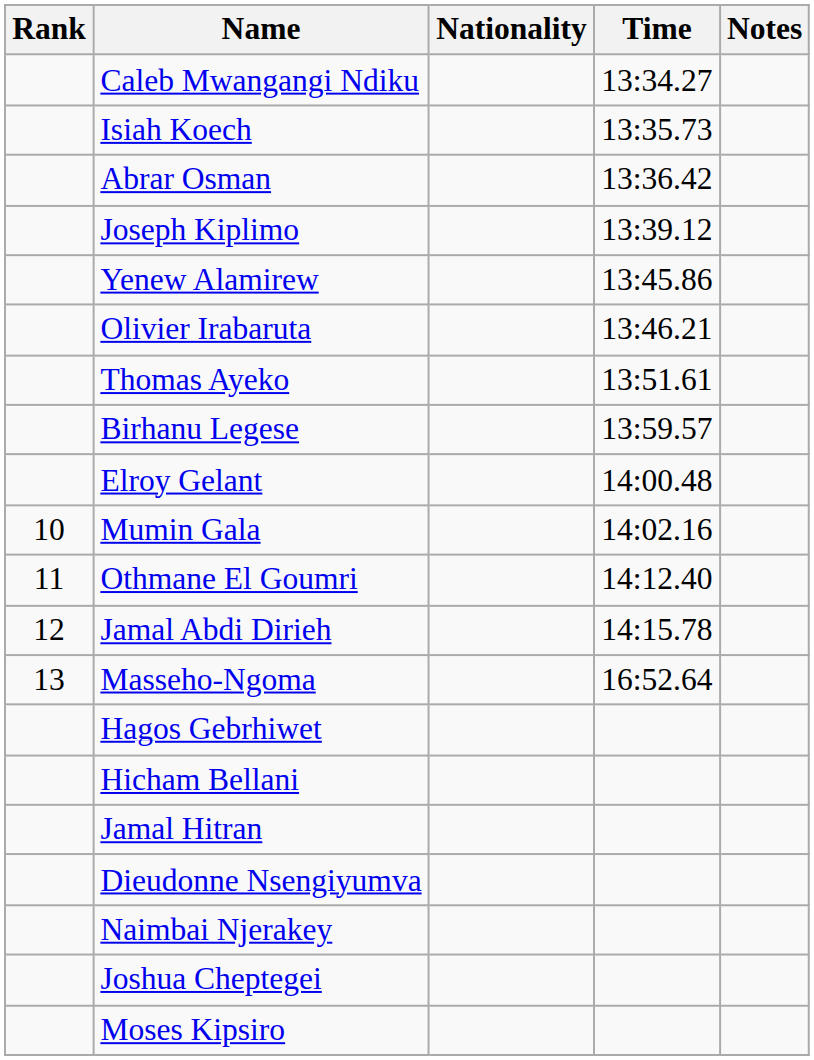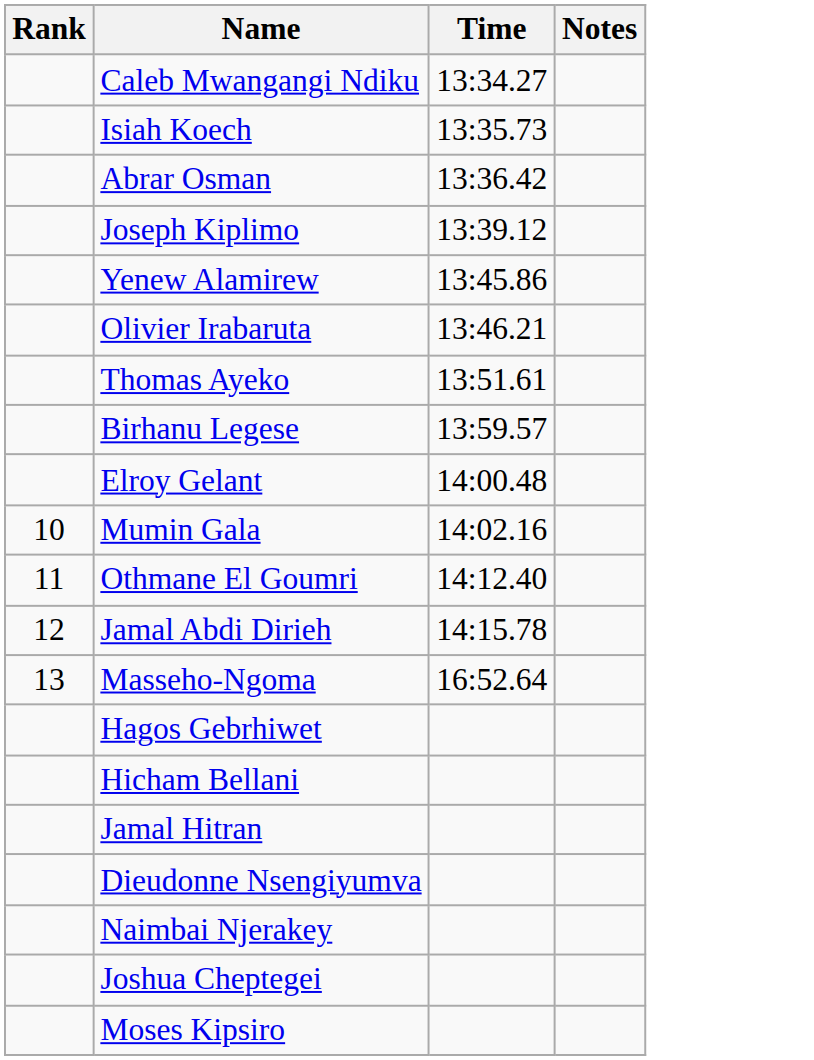- column: (511, 29)
